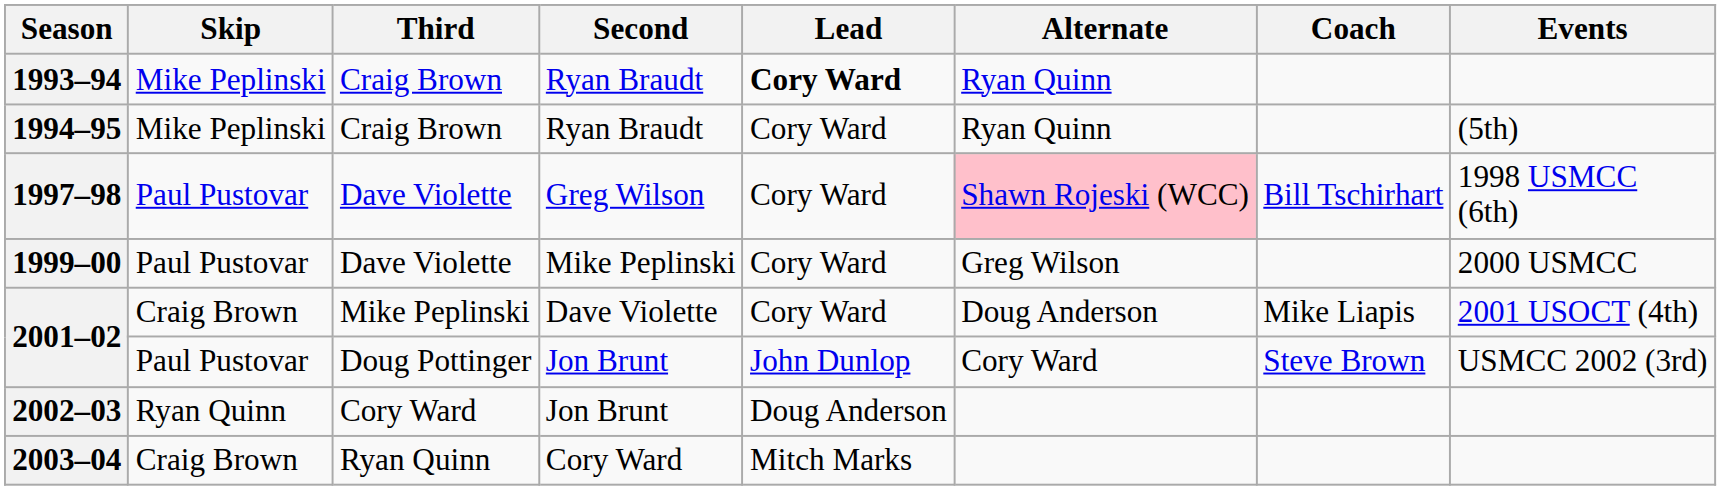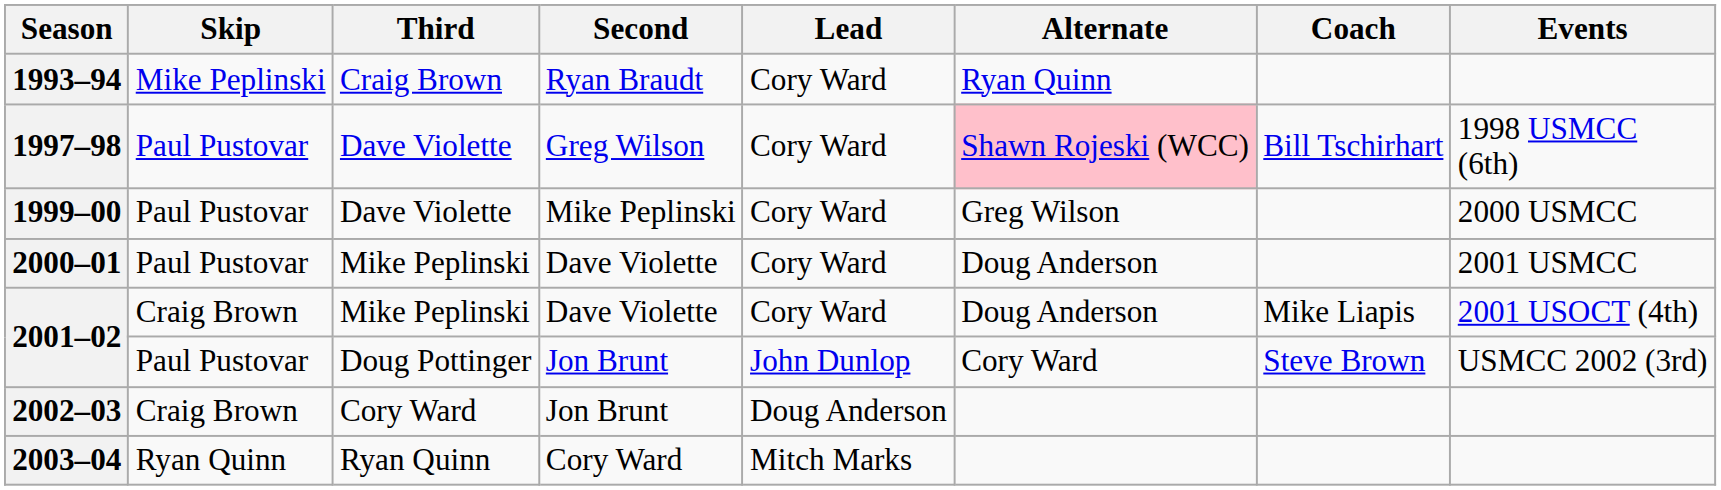(826, 78) bold -> (818, 78) normal
- row: (67, 128)
+ row: (67, 262)
(211, 410) Ryan Quinn -> (217, 410) Craig Brown
(217, 460) Craig Brown -> (211, 460) Ryan Quinn
